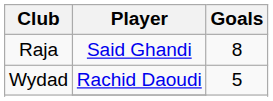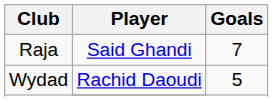(237, 49) 8 -> (237, 49) 7
